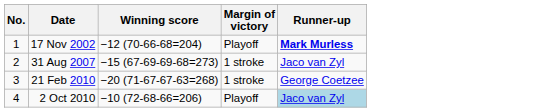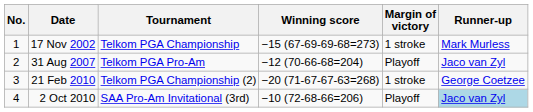+ column: (178, 20)
(151, 44) −12 (70-66-68=204) -> (321, 44) −15 (67-69-69-68=273)
(241, 44) Playoff -> (405, 44) 1 stroke
(317, 44) bold -> (475, 44) normal
(159, 62) −15 (67-69-69-68=273) -> (312, 62) −12 (70-66-68=204)
(244, 62) 1 stroke -> (402, 62) Playoff
